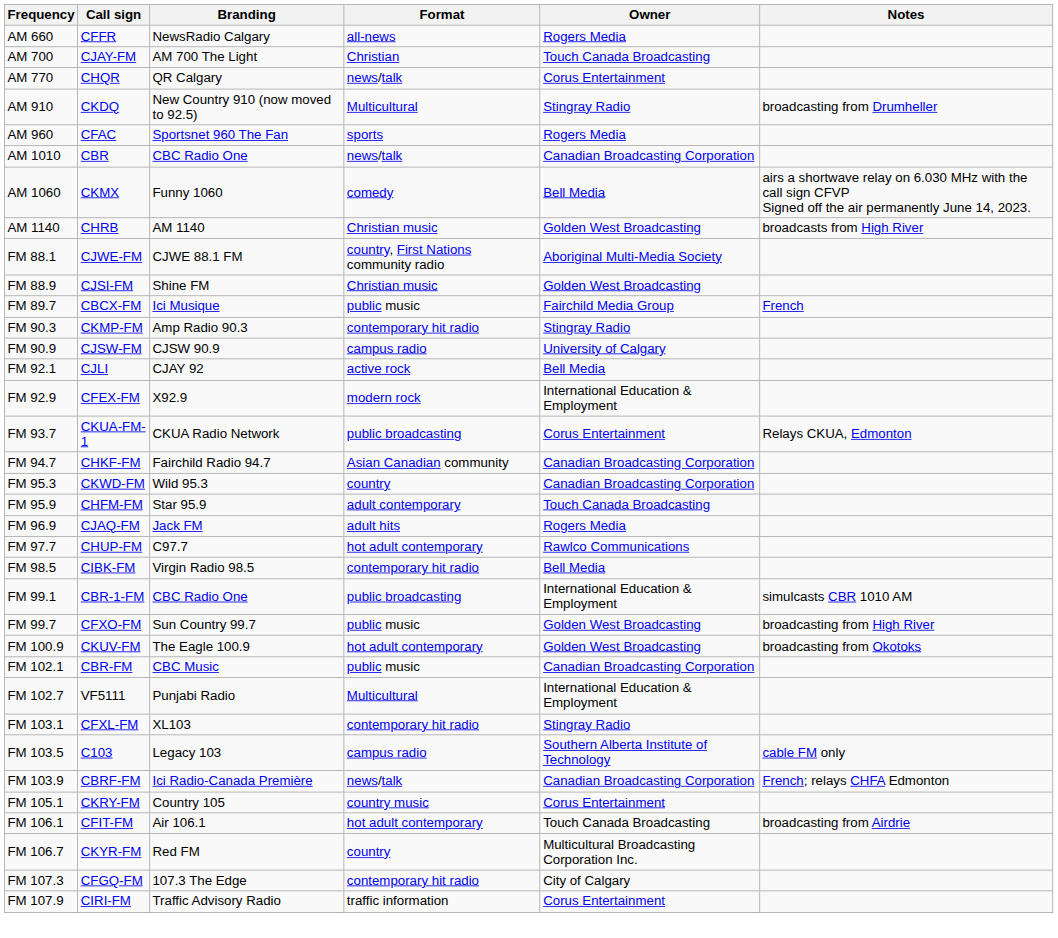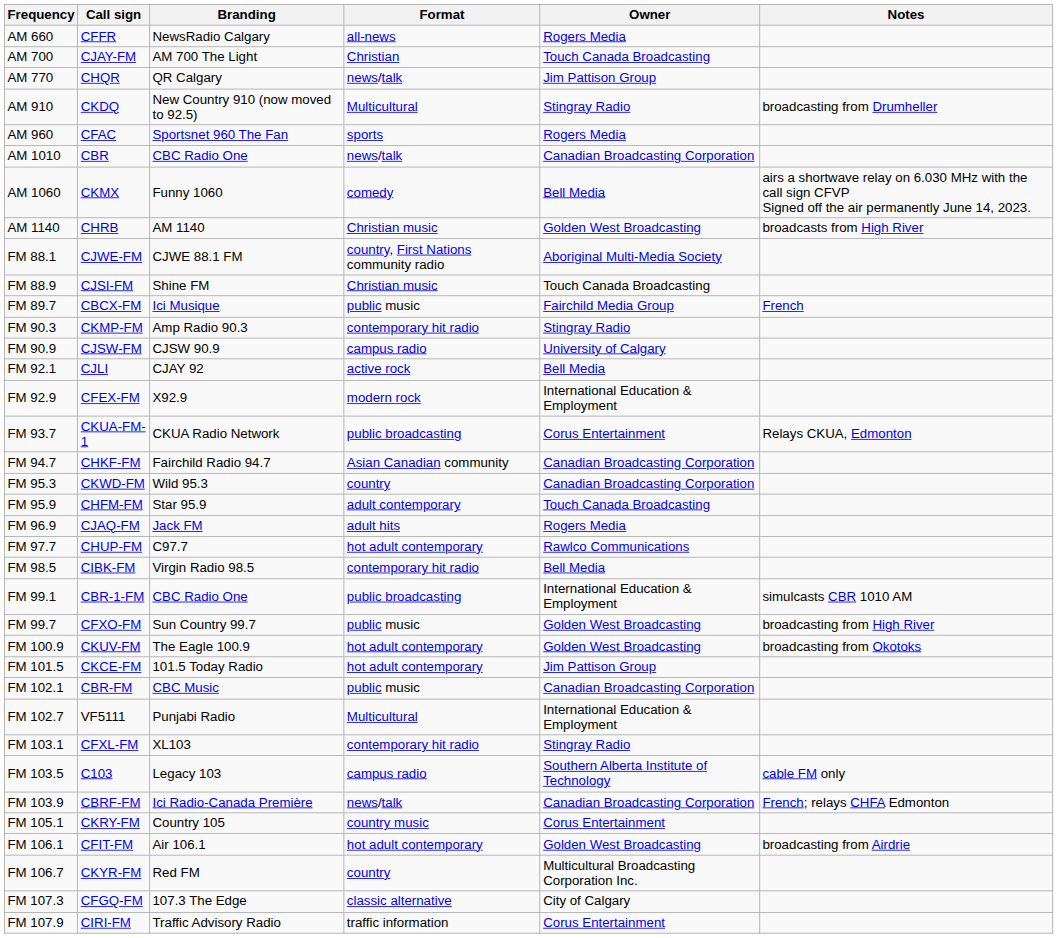(604, 78) Corus Entertainment -> (600, 78) Jim Pattison Group
(622, 285) Golden West Broadcasting -> (627, 285) Touch Canada Broadcasting
+ row: (36, 667)
(627, 823) Touch Canada Broadcasting -> (622, 844) Golden West Broadcasting
(413, 880) contemporary hit radio -> (399, 901) classic alternative
